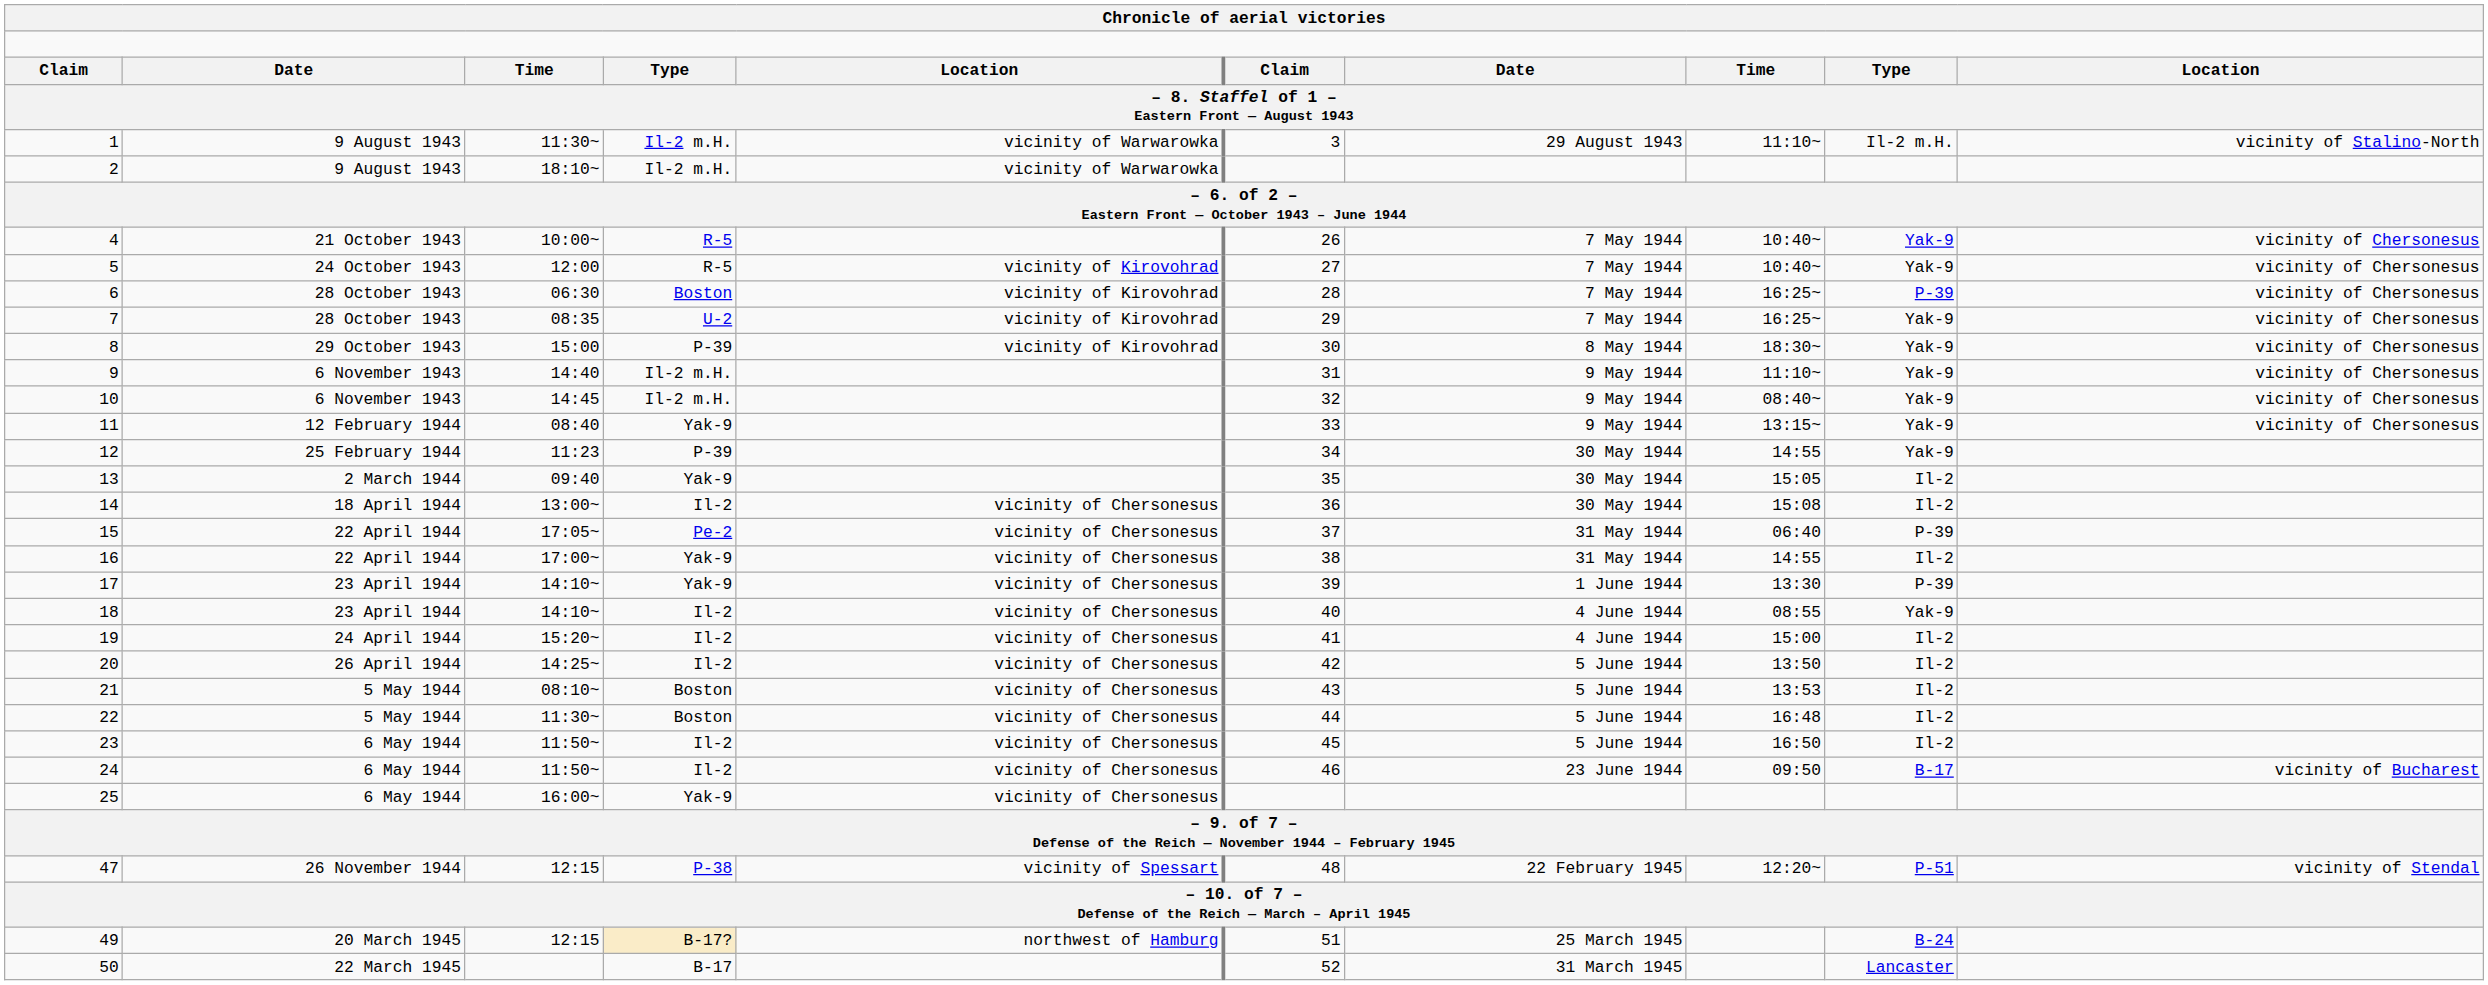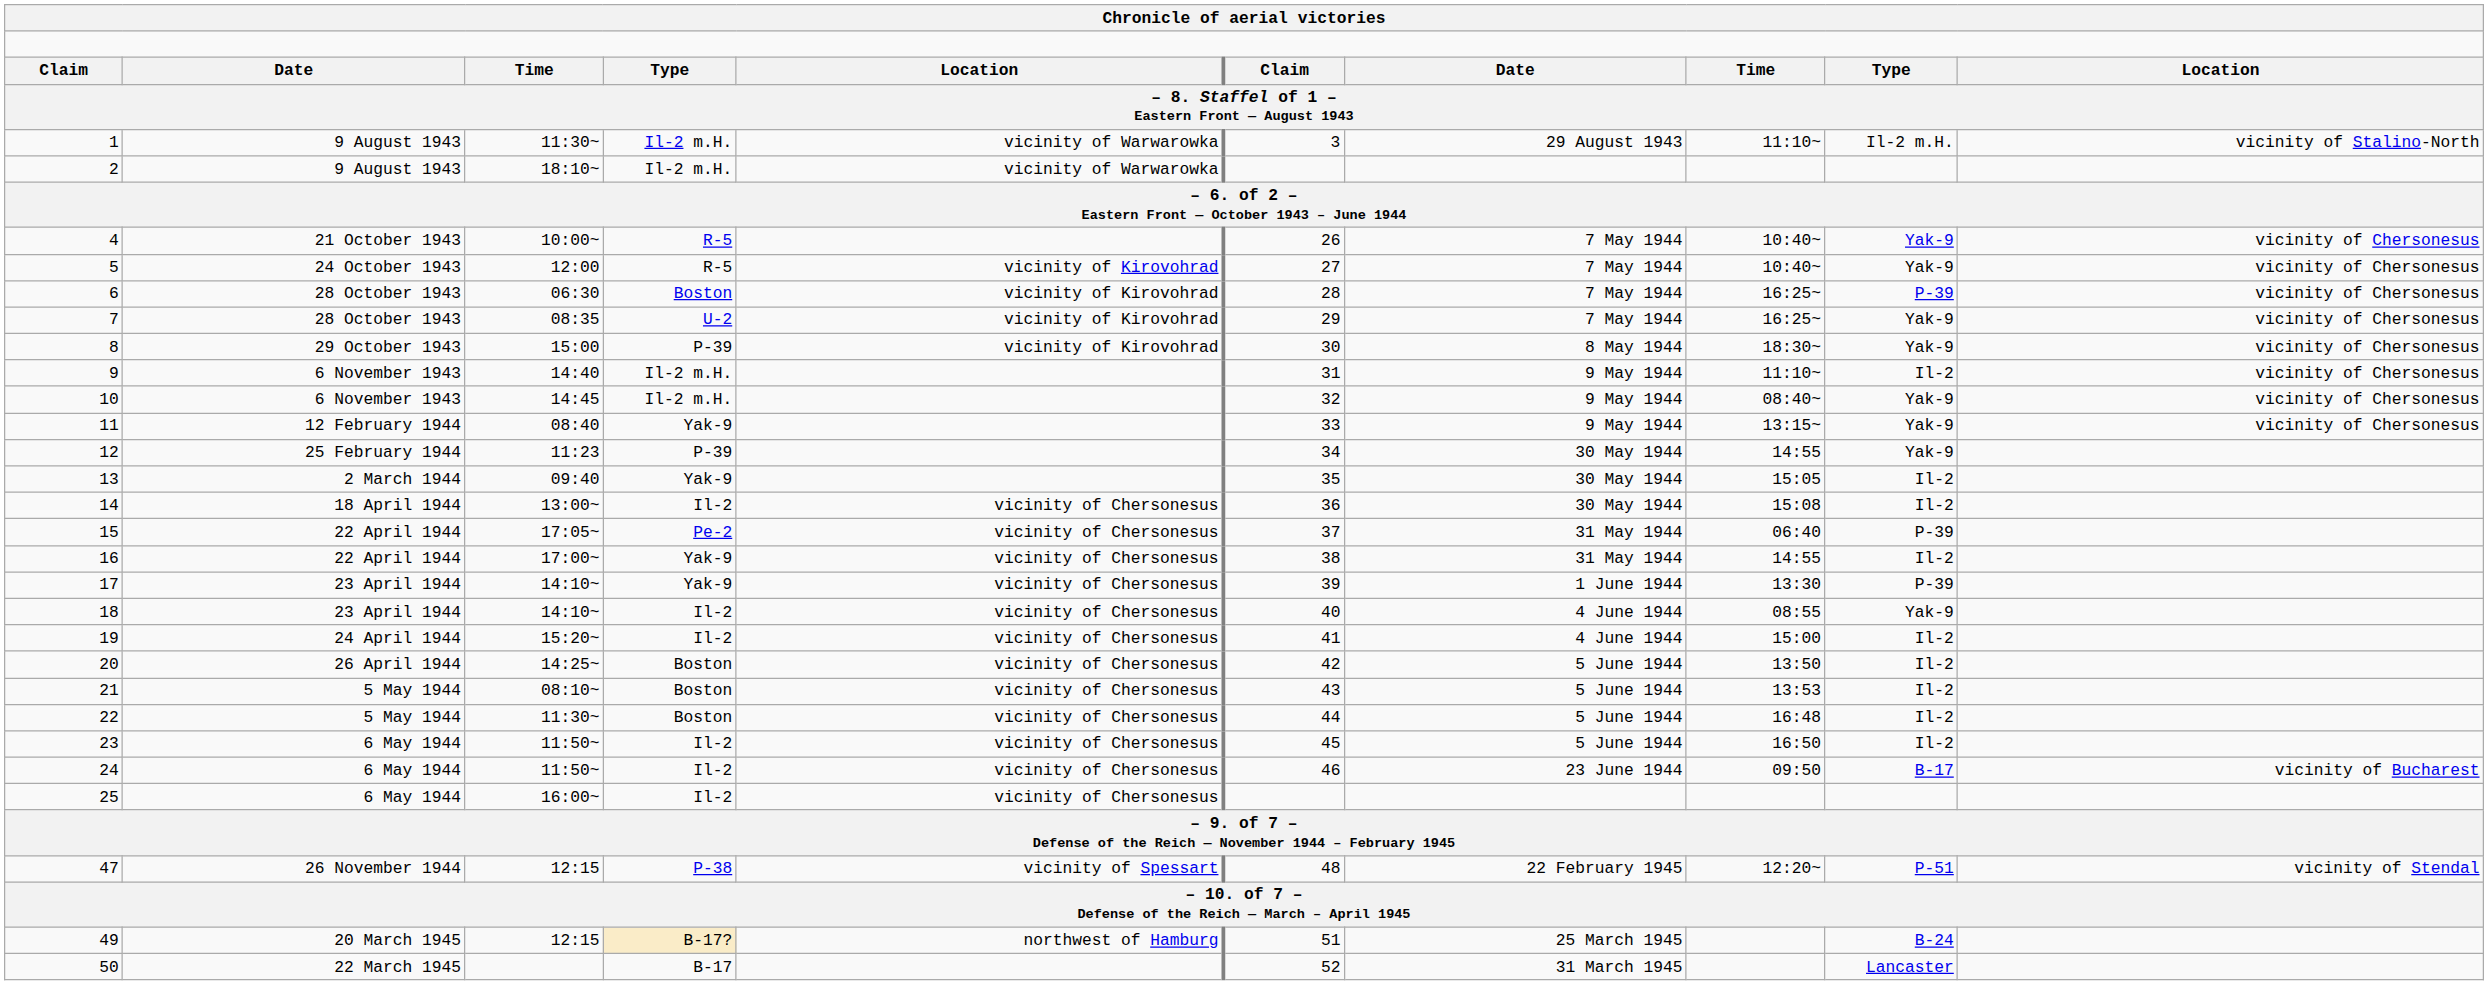(1929, 373) Yak-9 -> (1934, 373) Il-2
(713, 665) Il-2 -> (703, 665) Boston
(708, 797) Yak-9 -> (713, 797) Il-2
